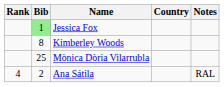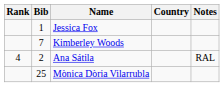(41, 27) lightgreen background -> (41, 27) no background
(41, 43) 8 -> (41, 43) 7
rows swapped: (101, 58) <-> (73, 74)
